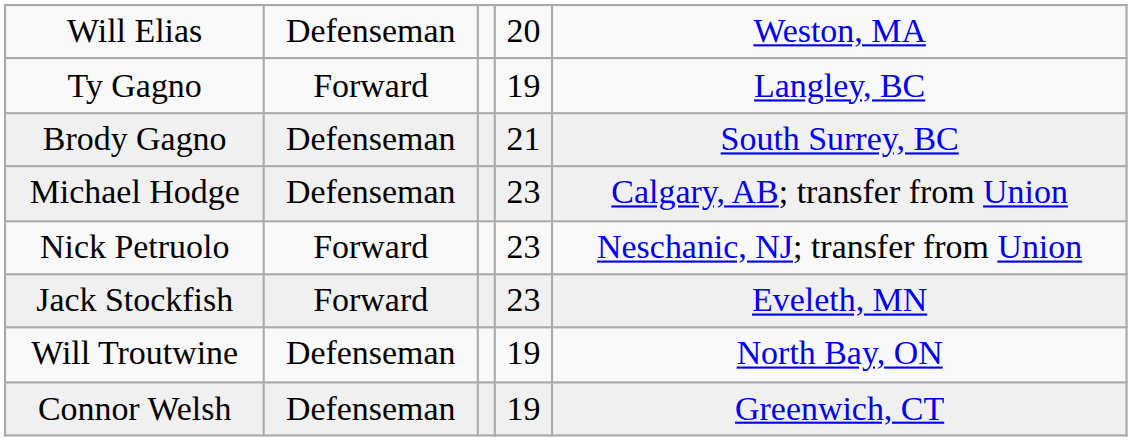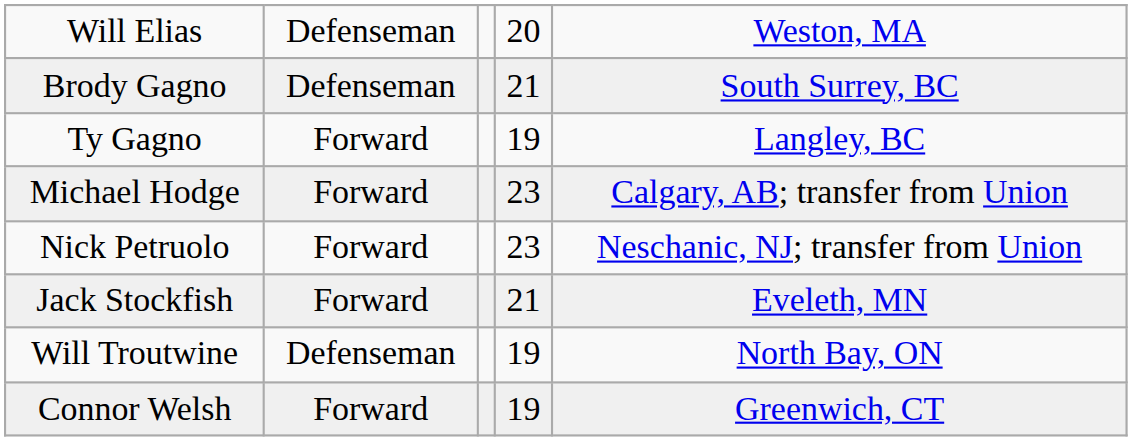rows swapped: (135, 138) <-> (135, 85)
(371, 192) Defenseman -> (371, 192) Forward
(523, 300) 23 -> (523, 300) 21
(371, 407) Defenseman -> (371, 407) Forward
